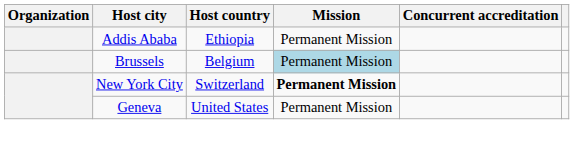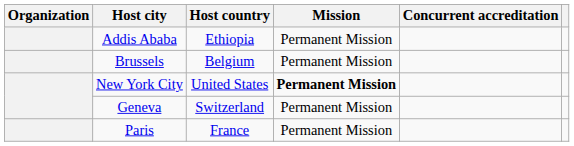(336, 61) lightblue background -> (336, 61) no background
(230, 84) Switzerland -> (230, 84) United States
(230, 107) United States -> (230, 107) Switzerland
+ row: (139, 130)
